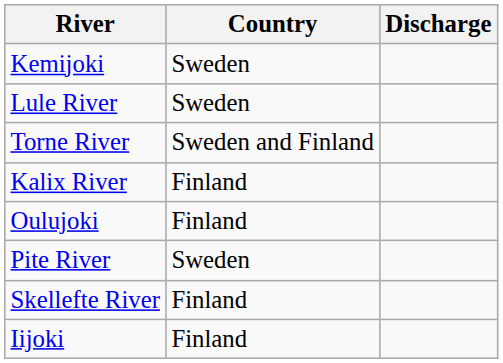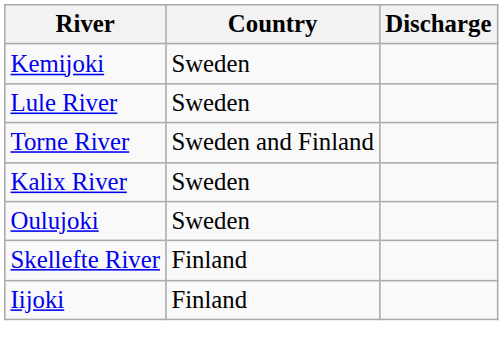(209, 181) Finland -> (211, 181) Sweden
(209, 220) Finland -> (211, 220) Sweden
- row: (60, 260)
